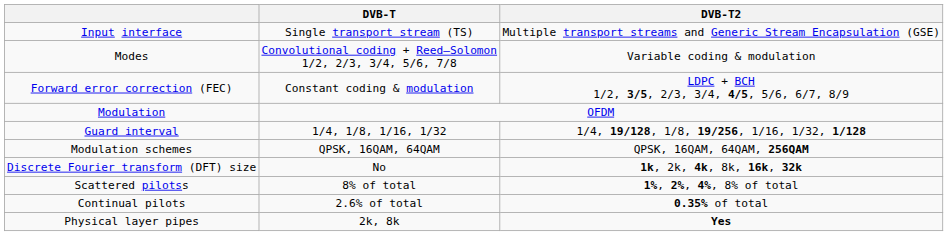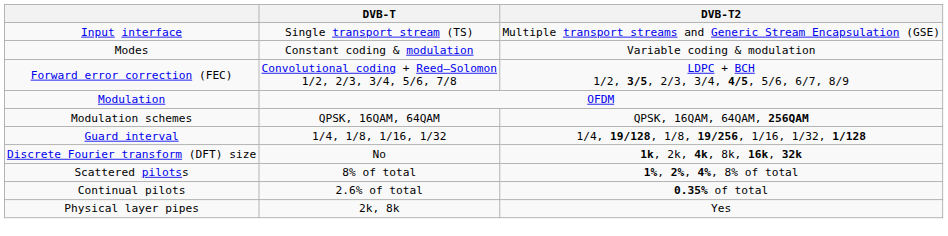(379, 56) Convolutional coding + Reed–Solomon 1/2, 2/3, 3/4, 5/6, 7/8 -> (379, 50) Constant coding & modulation
(379, 88) Constant coding & modulation -> (379, 75) Convolutional coding + Reed–Solomon 1/2, 2/3, 3/4, 5/6, 7/8
rows swapped: (132, 149) <-> (132, 130)
(721, 222) bold -> (721, 209) normal
